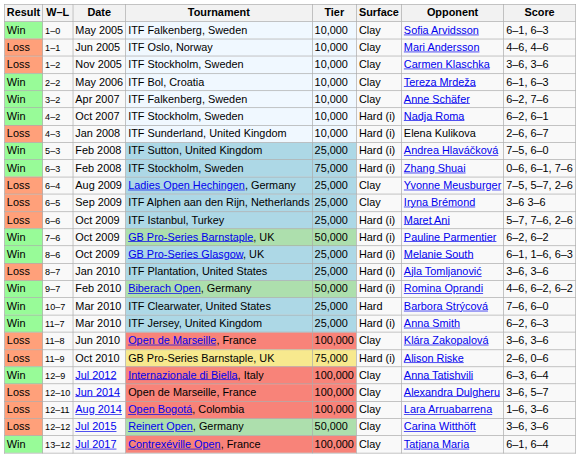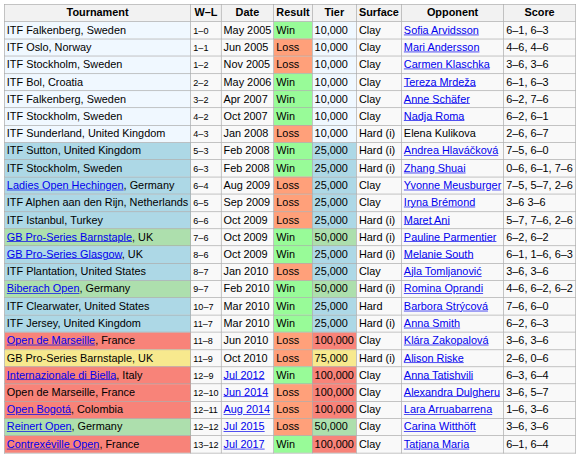columns swapped: (23, 13) <-> (219, 13)
(377, 116) Hard (i) -> (370, 116) Clay
(331, 168) 75,000 -> (331, 168) 25,000
(377, 271) Hard (i) -> (370, 271) Clay
